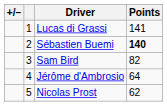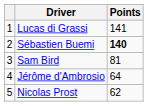- column: (14, 12)
(135, 60) 82 -> (115, 60) 81
